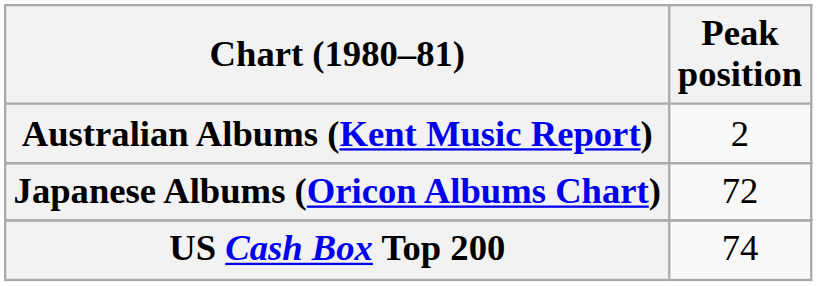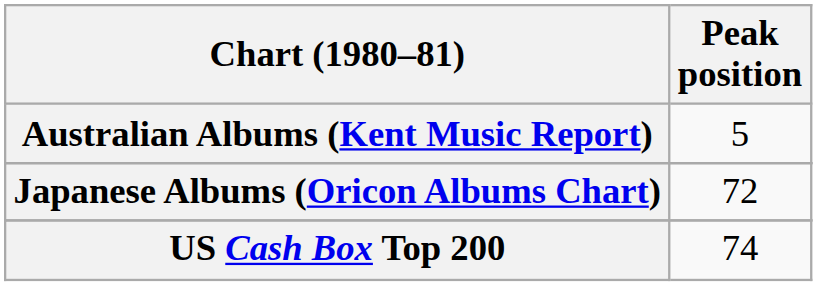(740, 132) 2 -> (740, 132) 5
